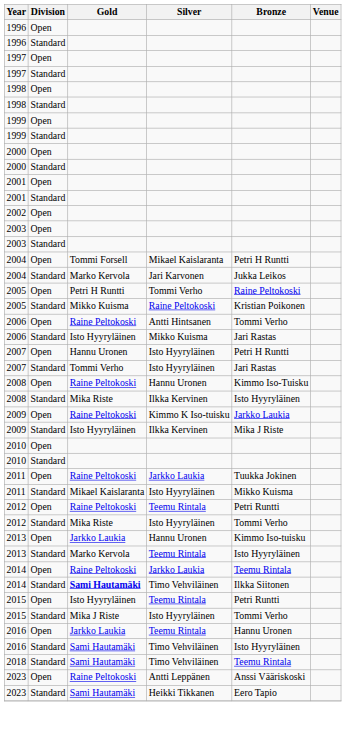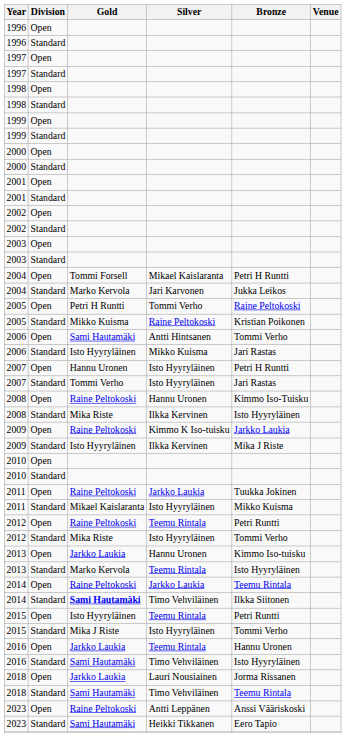+ row: (16, 228)
(103, 321) Raine Peltokoski -> (102, 337) Sami Hautamäki
+ row: (16, 677)
